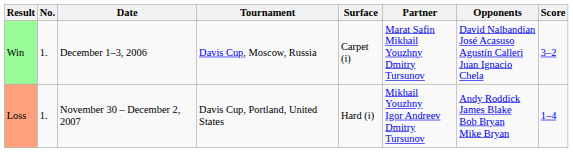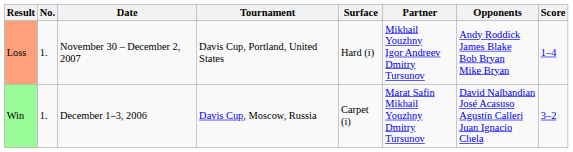rows swapped: (15, 52) <-> (17, 115)
